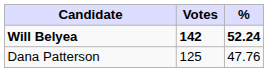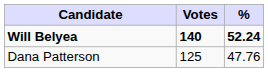(191, 36) 142 -> (191, 36) 140
